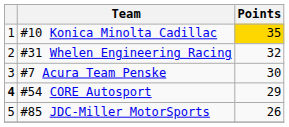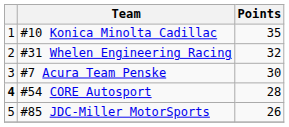(274, 34) gold background -> (274, 34) no background
(274, 93) 29 -> (274, 93) 28
